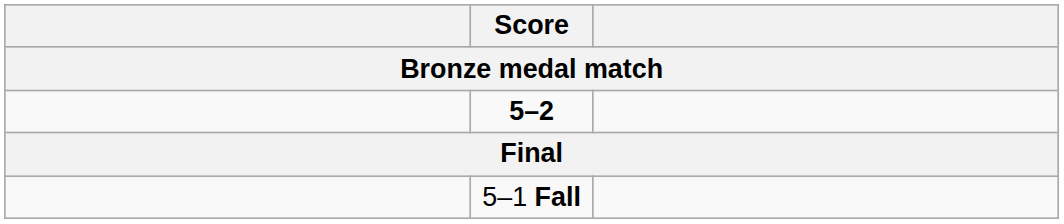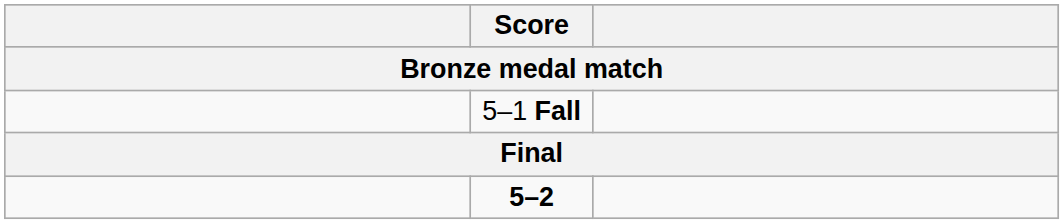rows swapped: (532, 111) <-> (532, 196)
